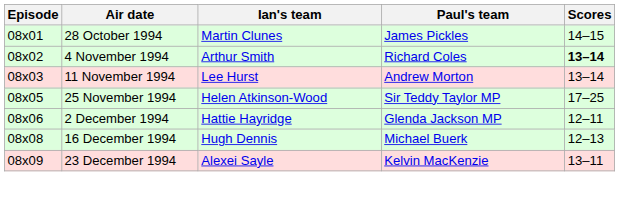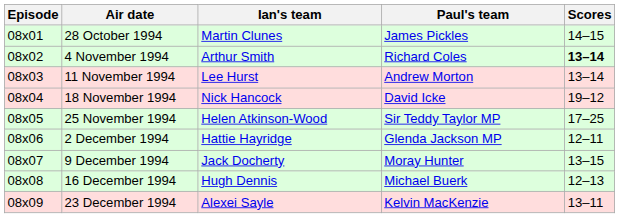+ row: (120, 98)
+ row: (117, 160)
